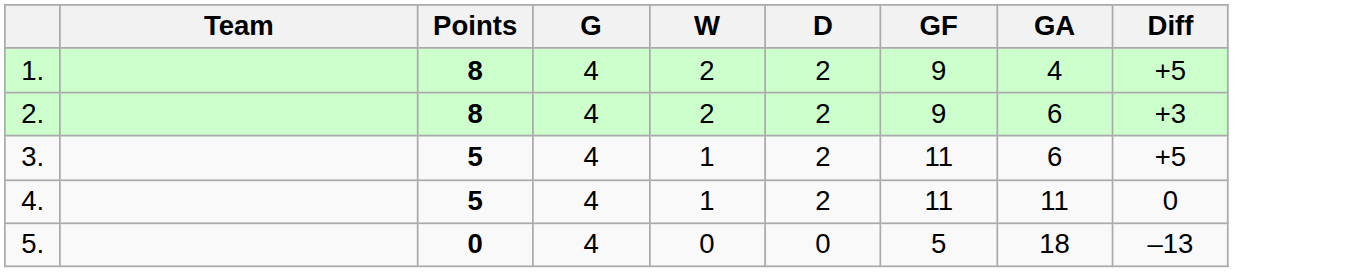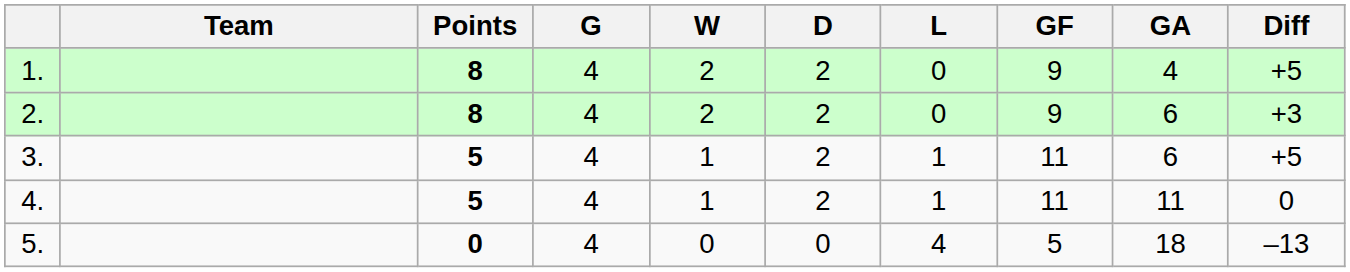+ column: (939, 26)
